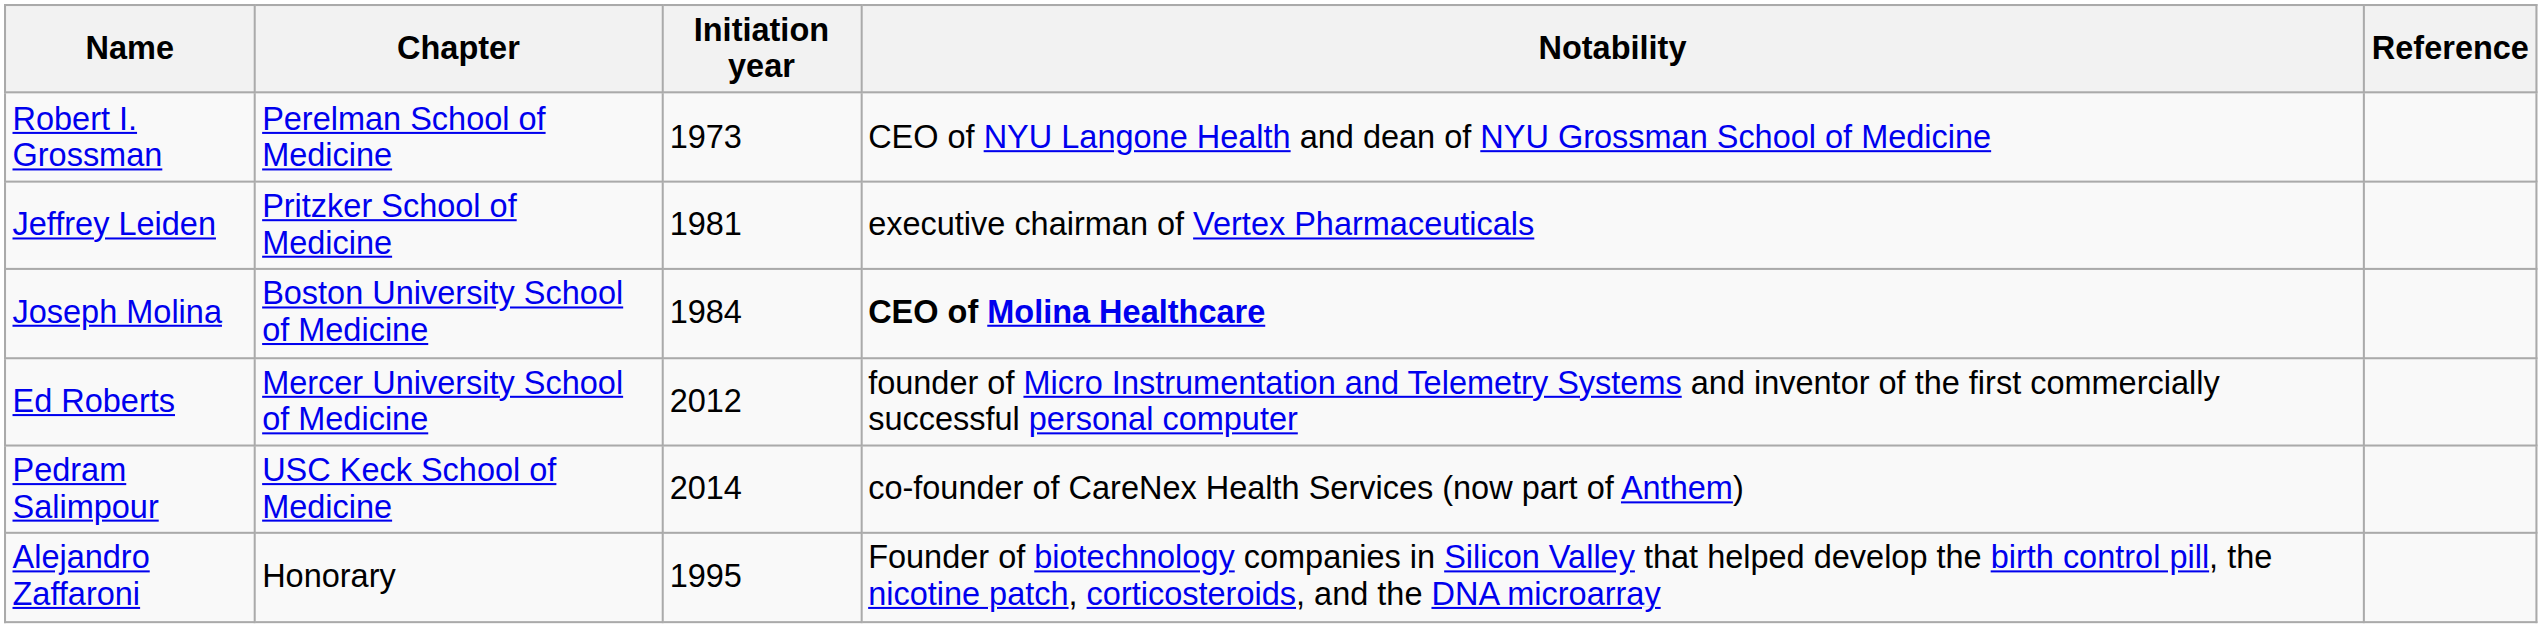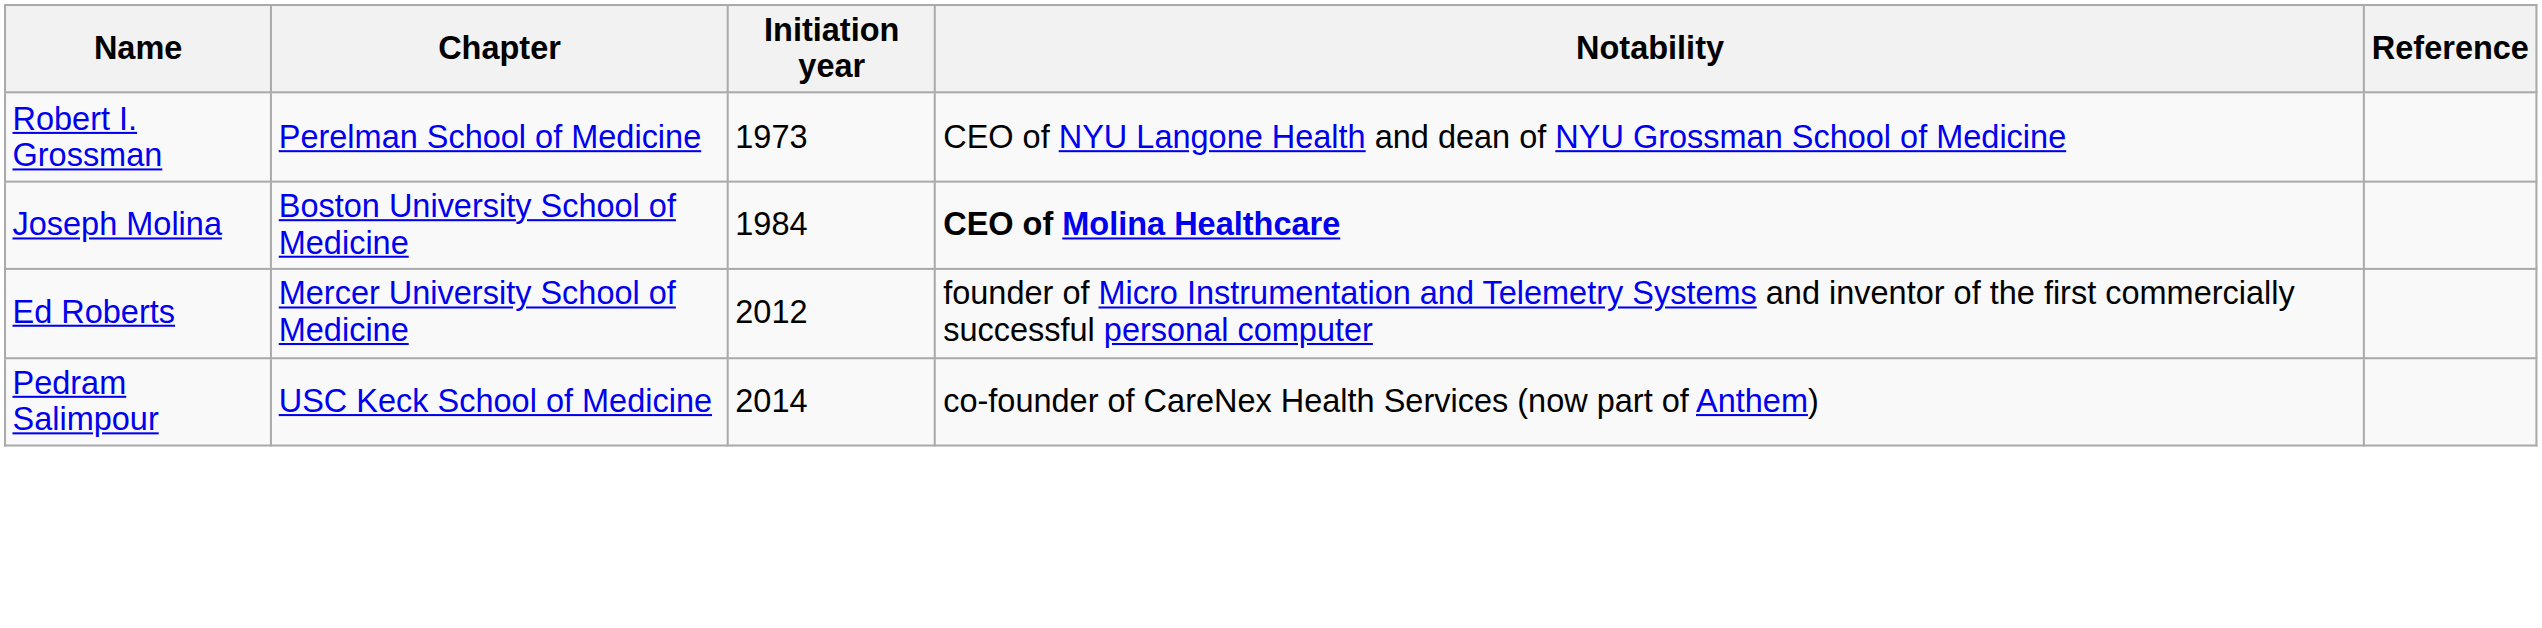- row: (114, 224)
- row: (81, 576)
